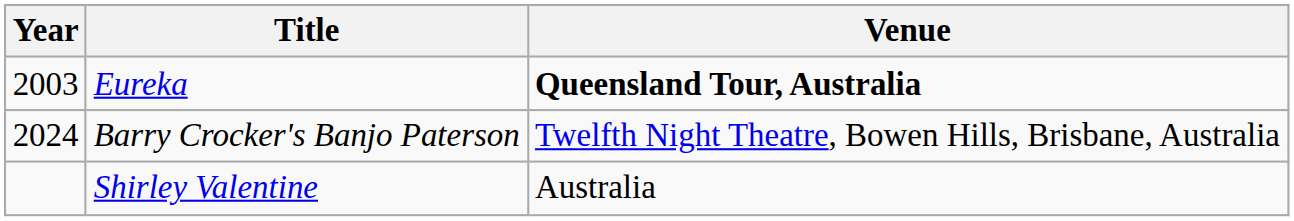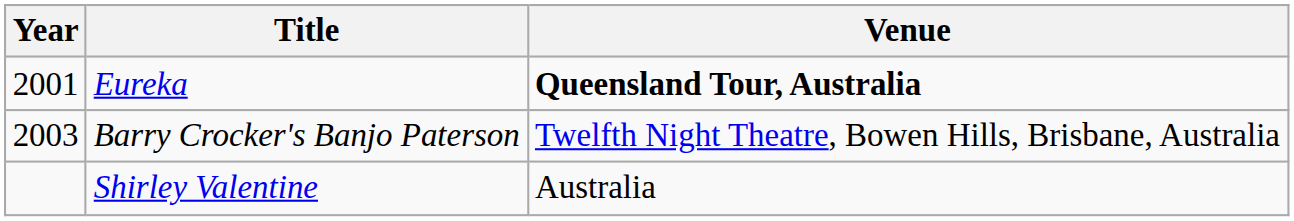(46, 82) 2003 -> (46, 82) 2001
(46, 135) 2024 -> (46, 135) 2003
